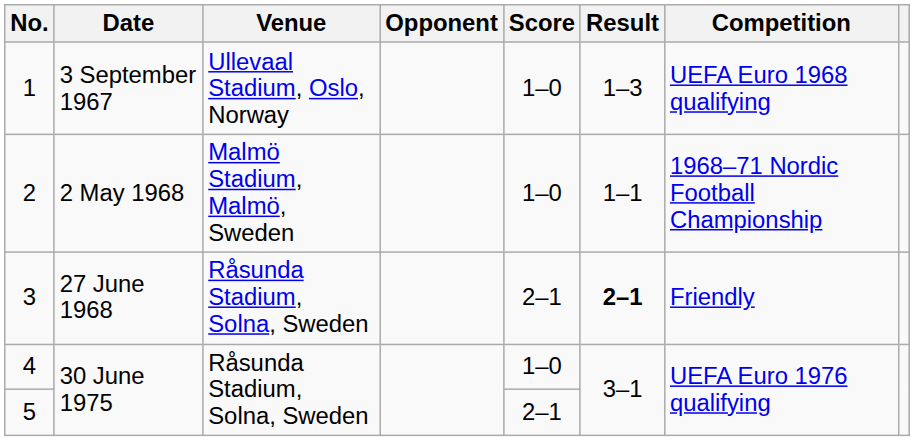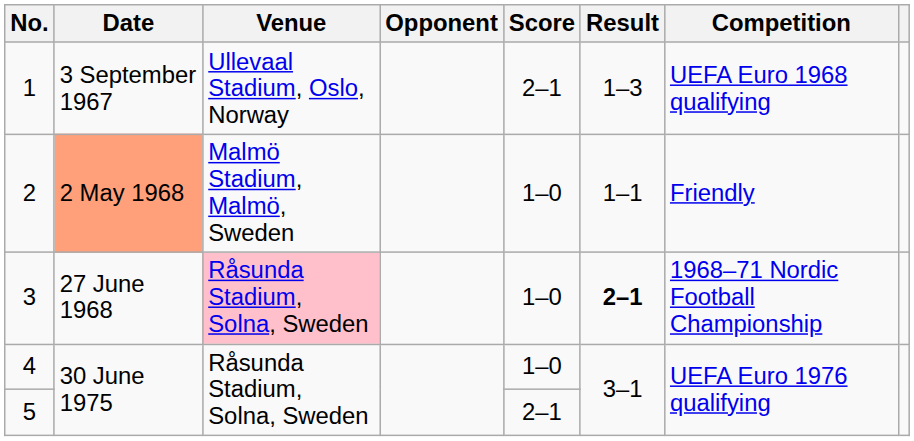(542, 88) 1–0 -> (542, 88) 2–1
(122, 192) no background -> (122, 192) lightsalmon background
(754, 192) 1968–71 Nordic Football Championship -> (712, 192) Friendly
(288, 297) no background -> (288, 297) pink background
(542, 297) 2–1 -> (542, 297) 1–0
(712, 297) Friendly -> (754, 297) 1968–71 Nordic Football Championship
